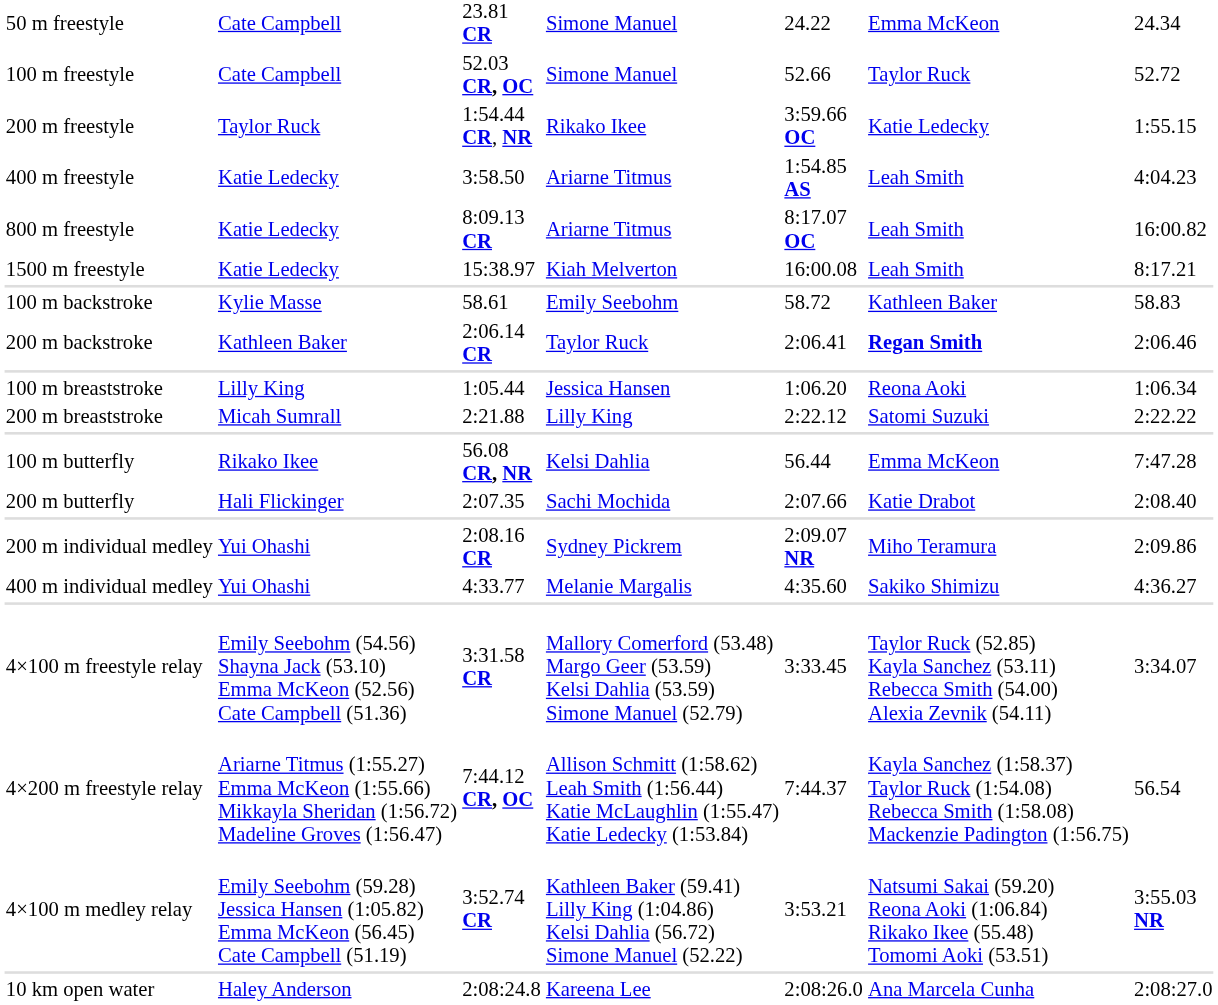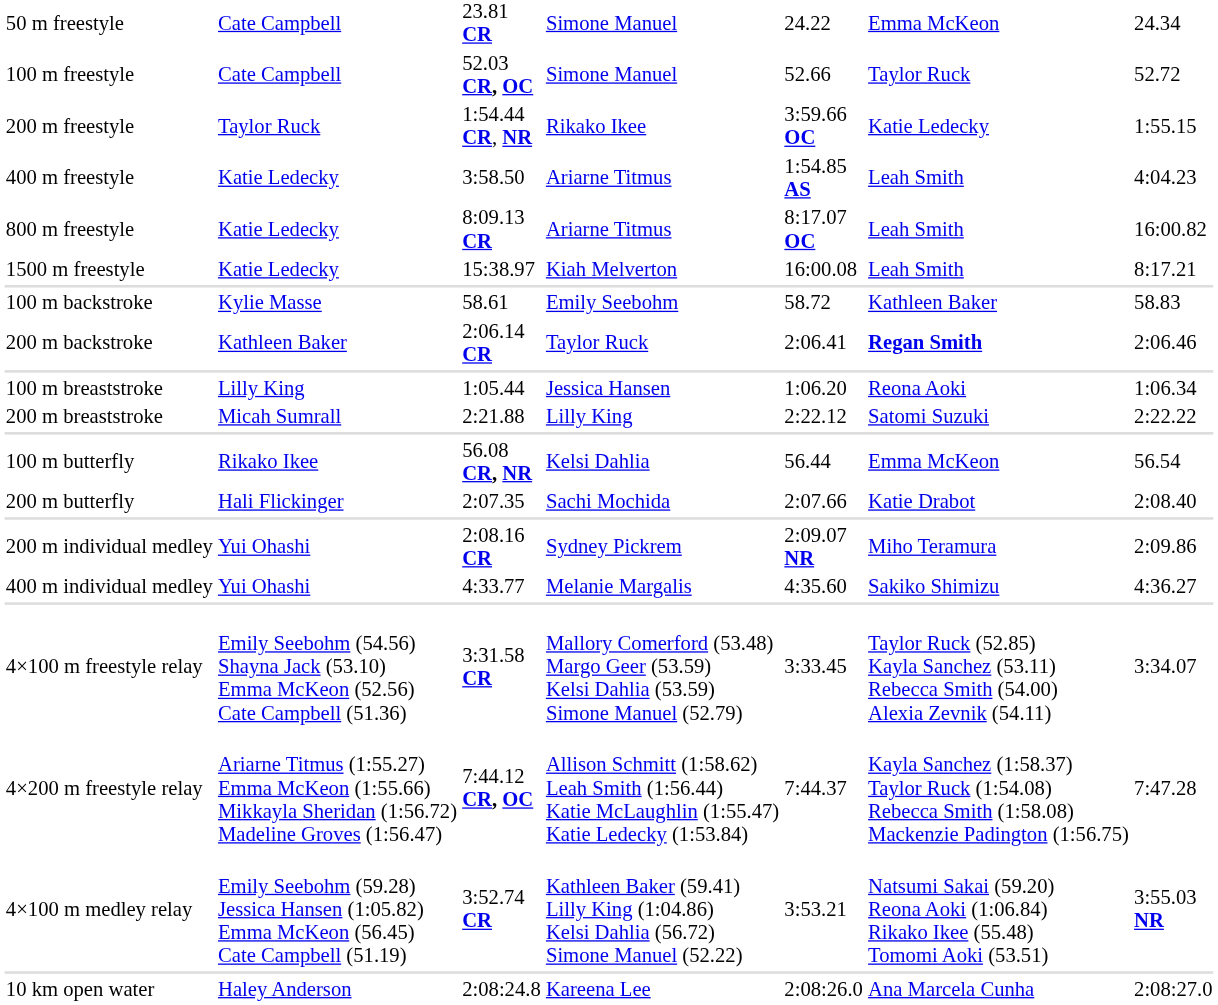(1165, 461) 7:47.28 -> (1157, 461) 56.54
(1157, 787) 56.54 -> (1165, 787) 7:47.28
